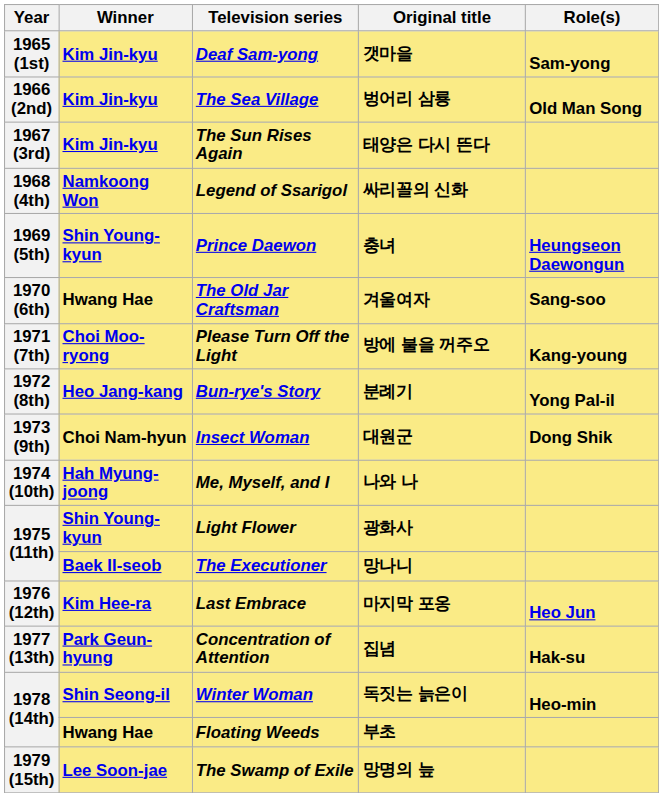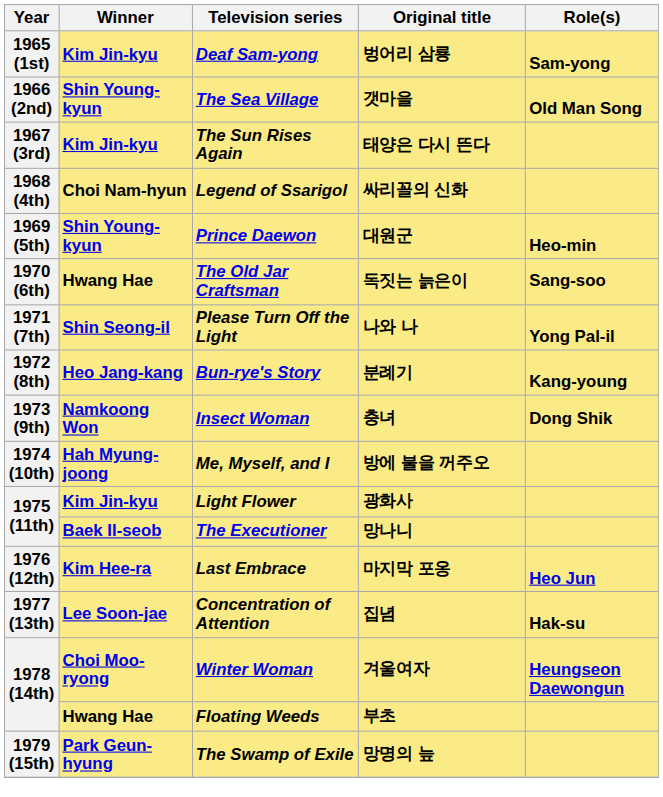(388, 53) 갯마을 -> (407, 53) 벙어리 삼룡
(110, 99) Kim Jin-kyu -> (111, 99) Shin Young-kyun
(407, 98) 벙어리 삼룡 -> (388, 98) 갯마을
(106, 190) Namkoong Won -> (125, 190) Choi Nam-hyun
(379, 245) 충녀 -> (388, 235) 대원군
(577, 254) Heungseon Daewongun -> (563, 245) Heo-min
(396, 300) 겨울여자 -> (415, 281) 독짓는 늙은이
(104, 346) Choi Moo-ryong -> (116, 327) Shin Seong-il
(426, 345) 방에 불을 꺼주오 -> (390, 326) 나와 나
(578, 355) Kang-young -> (572, 336) Yong Pal-il
(572, 401) Yong Pal-il -> (578, 382) Kang-young
(125, 437) Choi Nam-hyun -> (106, 418) Namkoong Won
(388, 436) 대원군 -> (379, 417) 충녀
(390, 482) 나와 나 -> (426, 463) 방에 불을 꺼주오
(111, 528) Shin Young-kyun -> (110, 501) Kim Jin-kyu
(107, 649) Park Geun-hyung -> (115, 614) Lee Soon-jae
(116, 694) Shin Seong-il -> (104, 669) Choi Moo-ryong
(415, 694) 독짓는 늙은이 -> (396, 668) 겨울여자
(563, 704) Heo-min -> (577, 678) Heungseon Daewongun
(115, 770) Lee Soon-jae -> (107, 754) Park Geun-hyung
